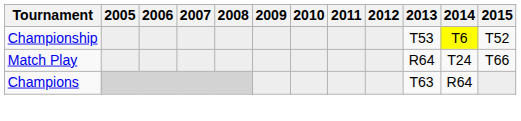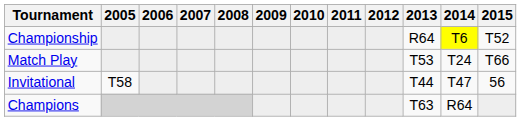(422, 37) T53 -> (422, 37) R64
(422, 60) R64 -> (422, 60) T53
+ row: (41, 82)
